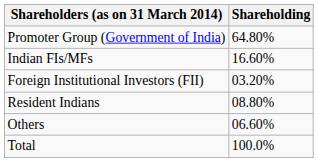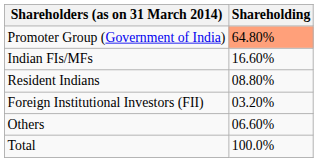(253, 37) no background -> (253, 37) lightsalmon background
rows swapped: (106, 80) <-> (54, 102)
